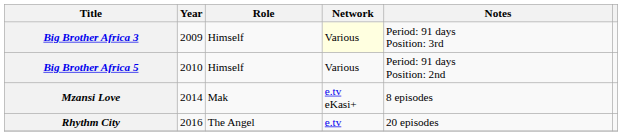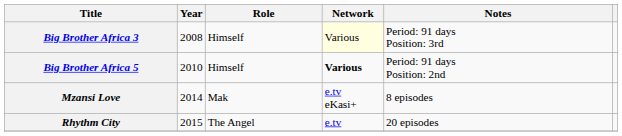(191, 37) 2009 -> (191, 37) 2008
(342, 67) normal -> (343, 67) bold
(191, 122) 2016 -> (191, 122) 2015
